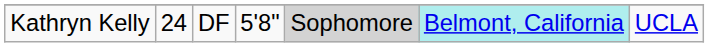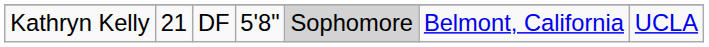(174, 23) 24 -> (174, 23) 21
(524, 23) paleturquoise background -> (524, 23) no background
